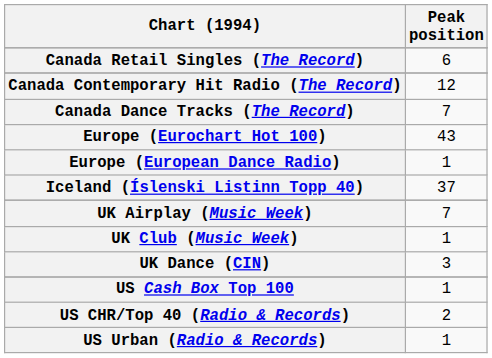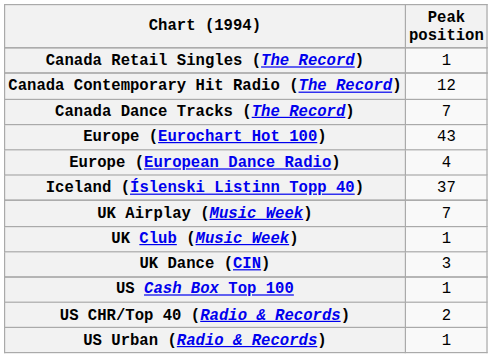(446, 61) 6 -> (446, 61) 1
(446, 162) 1 -> (446, 162) 4
